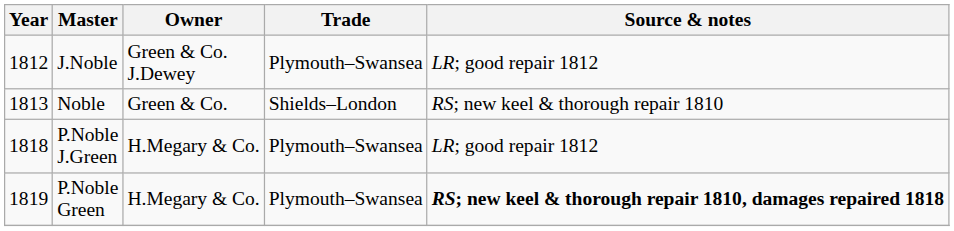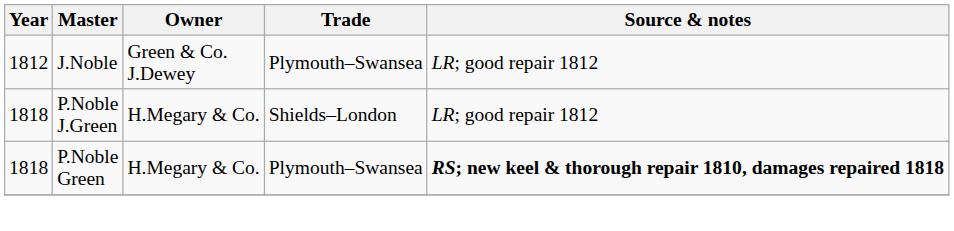- row: (81, 103)
(346, 145) Plymouth–Swansea -> (333, 114) Shields–London
(29, 198) 1819 -> (29, 167) 1818
